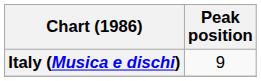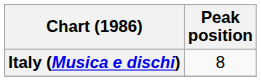(220, 62) 9 -> (220, 62) 8
